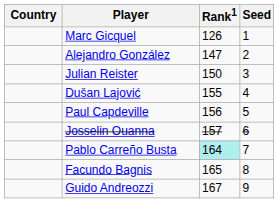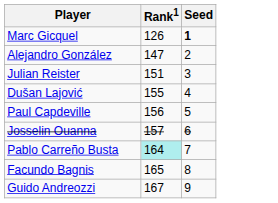- column: (33, 15)
(246, 36) normal -> (188, 36) bold
(212, 74) 150 -> (154, 74) 151
